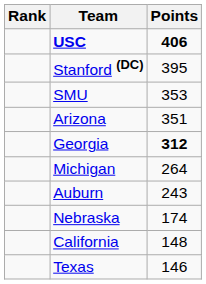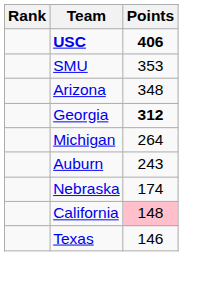- row: (98, 68)
(174, 119) 351 -> (150, 90) 348
(174, 242) no background -> (150, 213) pink background
